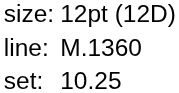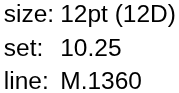rows swapped: (24, 81) <-> (26, 47)
